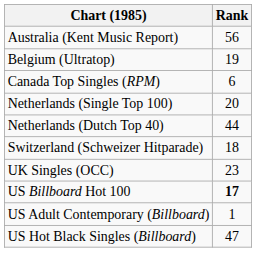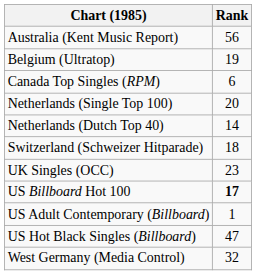(232, 125) 44 -> (232, 125) 14
+ row: (96, 258)
